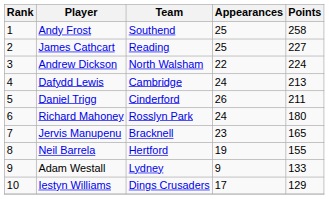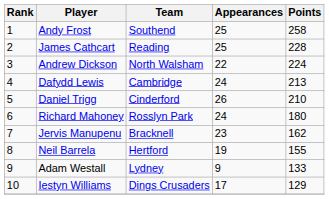(297, 47) 227 -> (297, 47) 228
(297, 99) 211 -> (297, 99) 210
(297, 133) 165 -> (297, 133) 162
